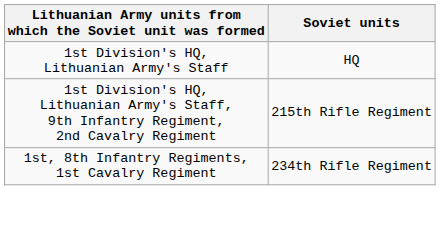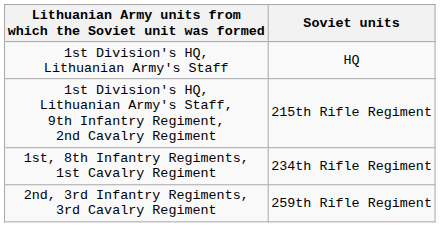+ row: (136, 203)
